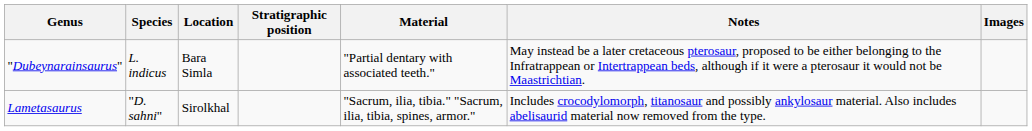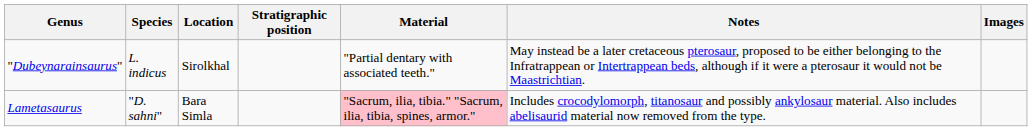(197, 65) Bara Simla -> (206, 65) Sirolkhal
(206, 108) Sirolkhal -> (197, 108) Bara Simla
(423, 108) no background -> (423, 108) pink background
